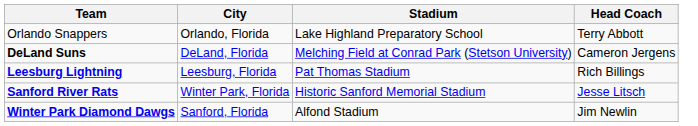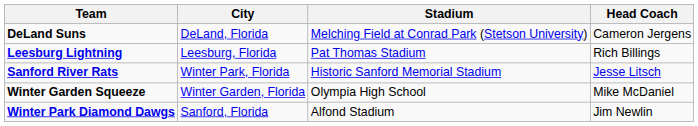- row: (57, 33)
+ row: (76, 92)
